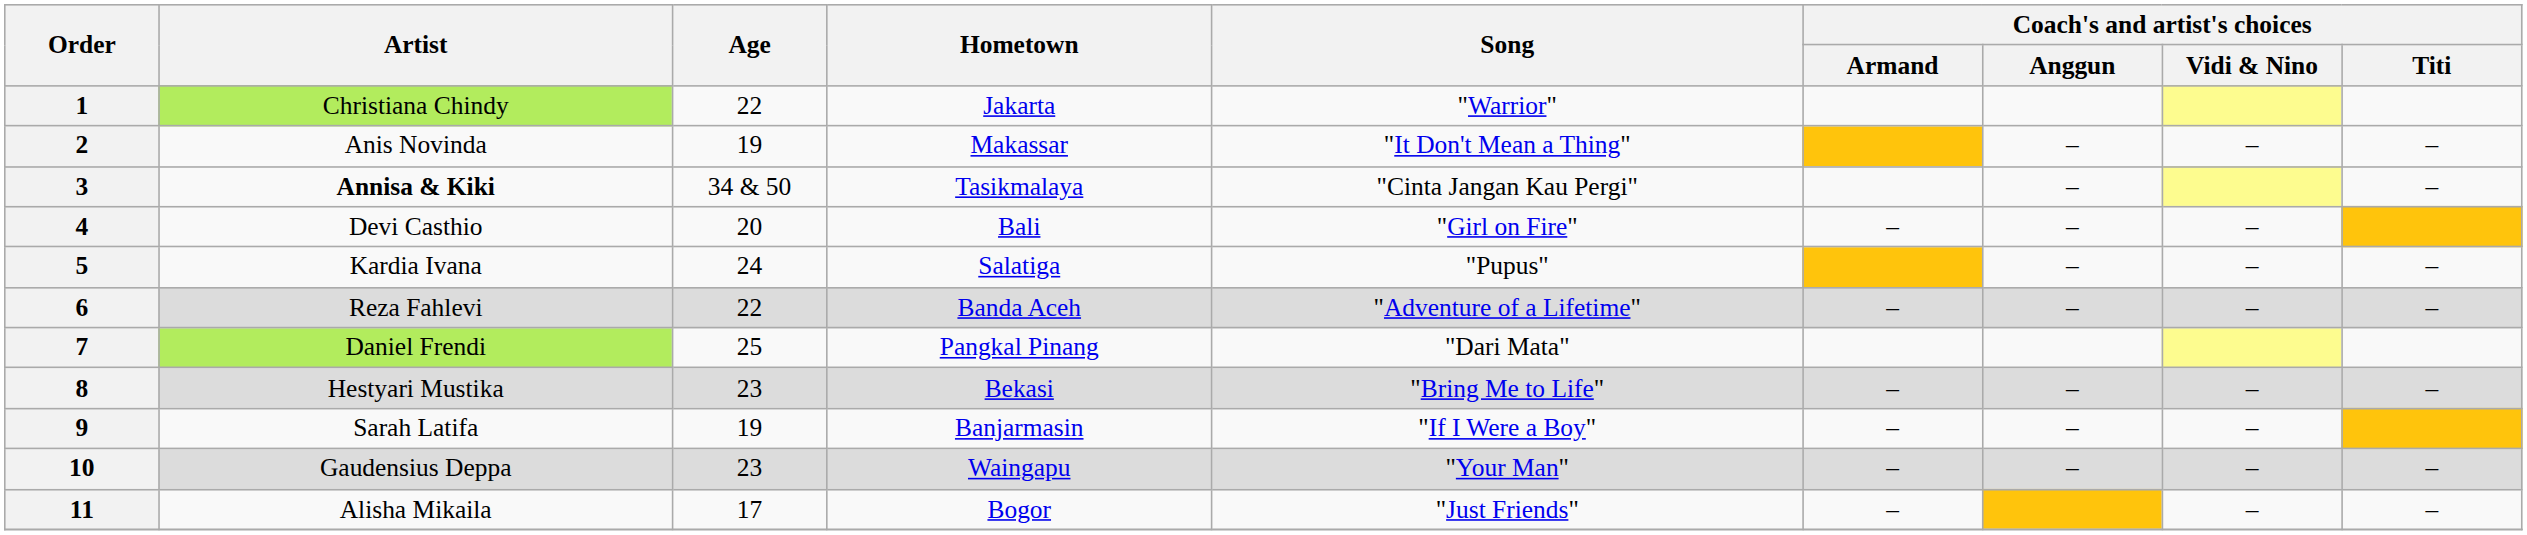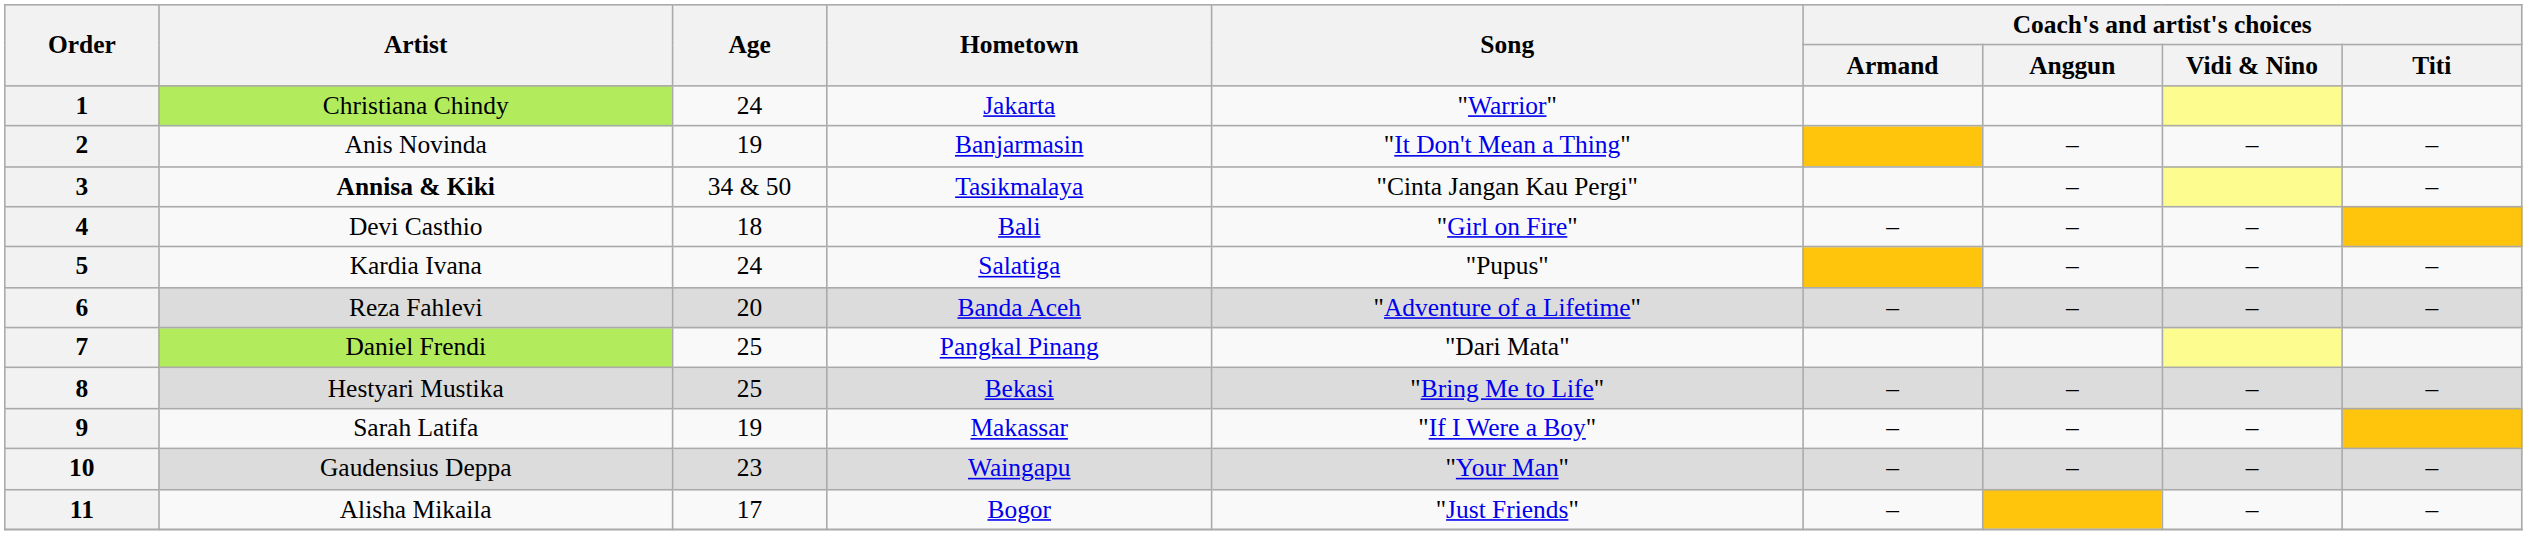(750, 105) 22 -> (750, 105) 24
(1019, 145) Makassar -> (1019, 145) Banjarmasin
(750, 226) 20 -> (750, 226) 18
(750, 307) 22 -> (750, 307) 20
(750, 387) 23 -> (750, 387) 25
(1019, 428) Banjarmasin -> (1019, 428) Makassar
